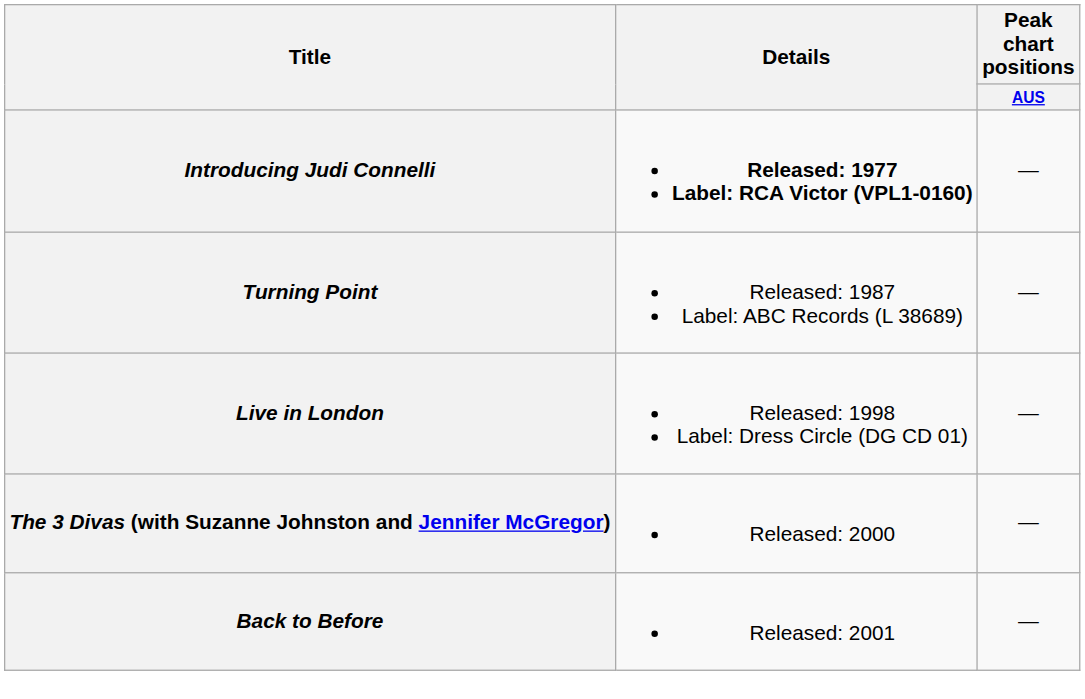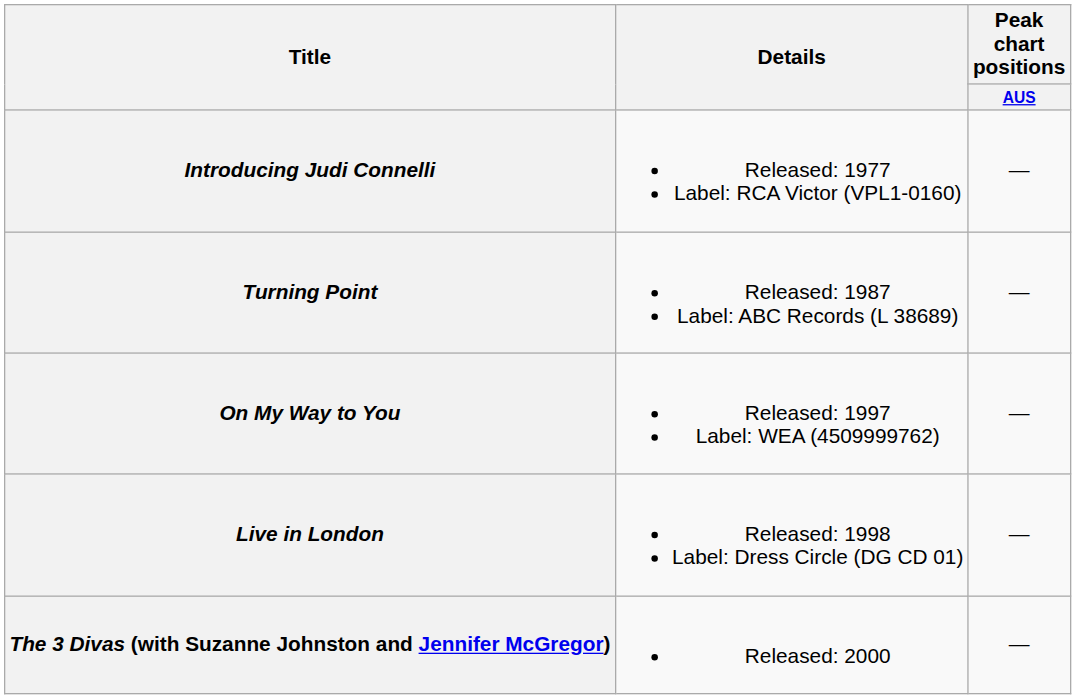(796, 183) bold -> (792, 183) normal
+ row: (310, 413)
- row: (310, 621)
